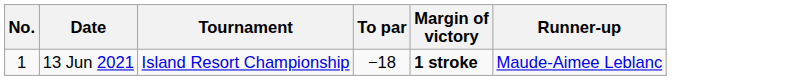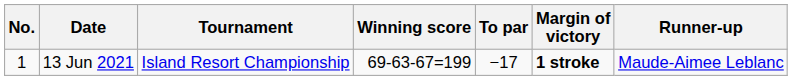+ column: (414, 27)
(382, 63) −18 -> (504, 63) −17
